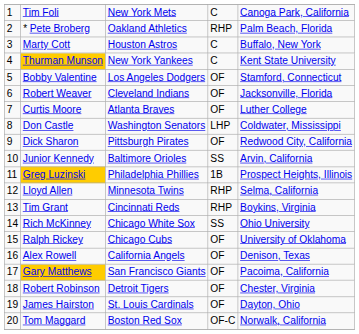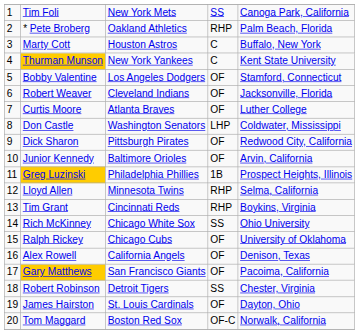(214, 12) C -> (217, 12) SS
(217, 158) SS -> (217, 158) OF
(217, 288) OF -> (217, 288) SS
